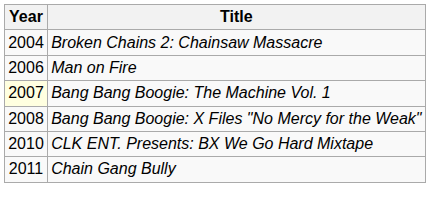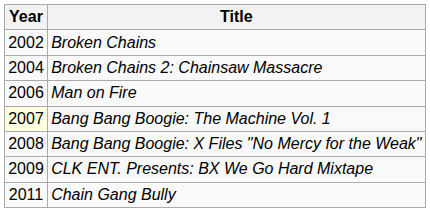+ row: (104, 42)
(26, 144) 2010 -> (26, 169) 2009
